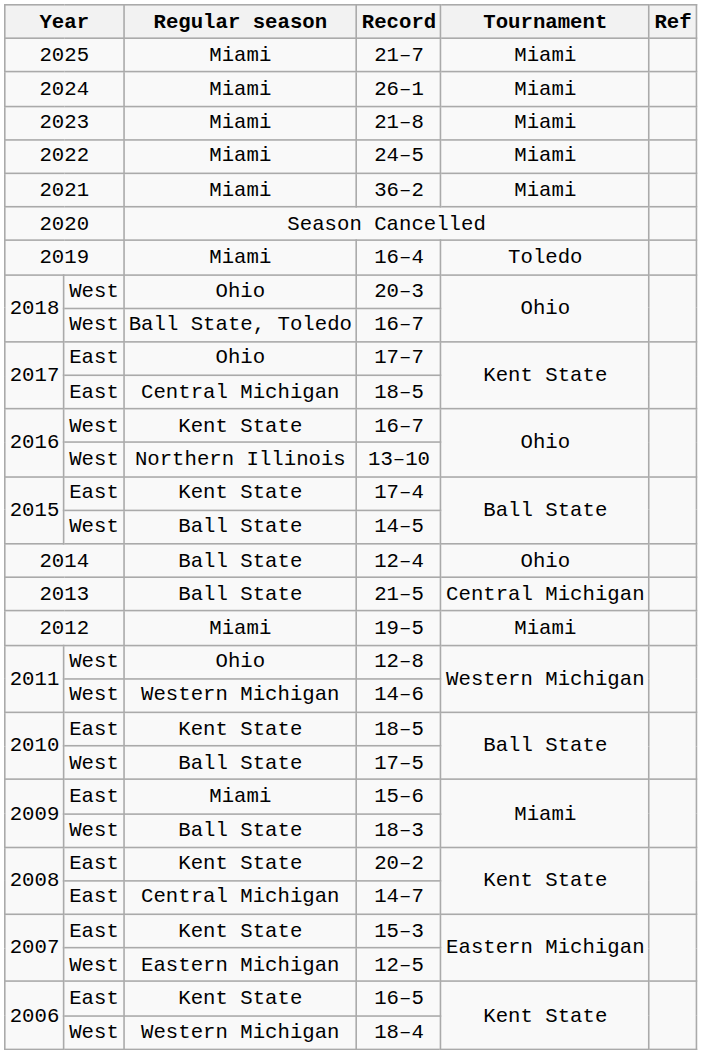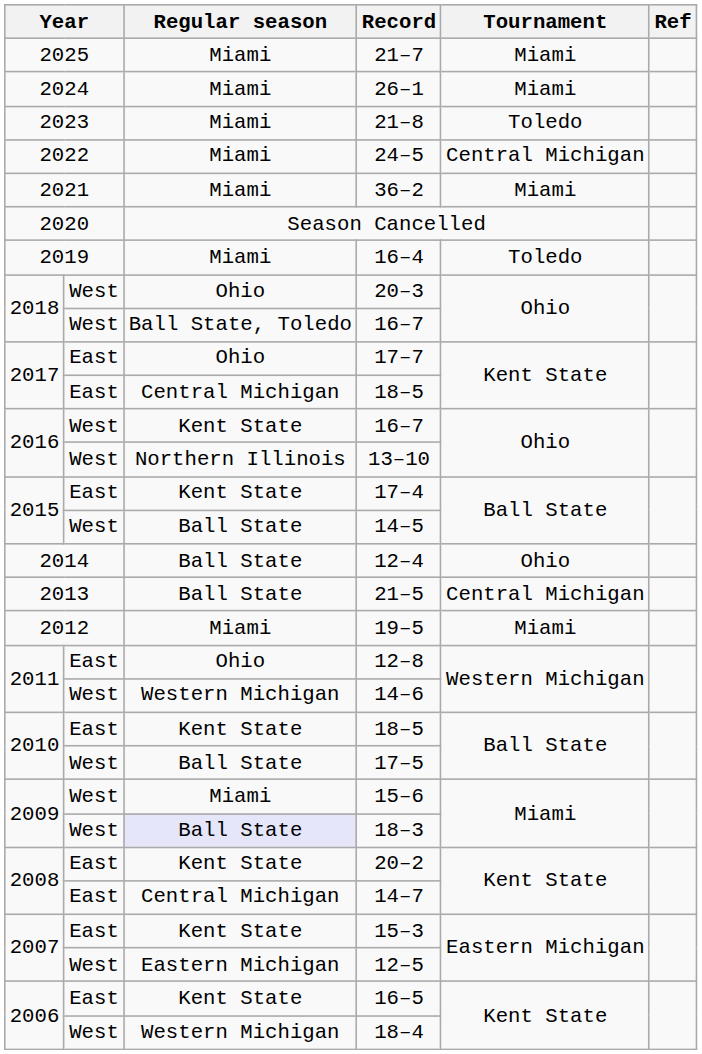(545, 123) Miami -> (545, 123) Toledo
(545, 156) Miami -> (545, 156) Central Michigan
(94, 662) West -> (94, 662) East
(94, 796) East -> (94, 796) West
(240, 830) no background -> (240, 830) lavender background
